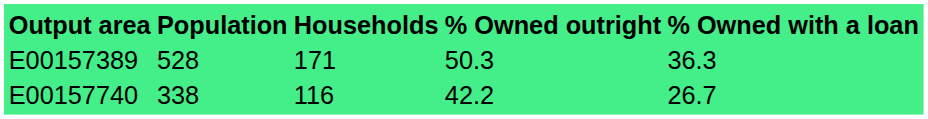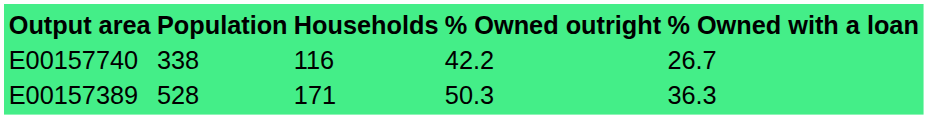rows swapped: (73, 60) <-> (73, 95)
